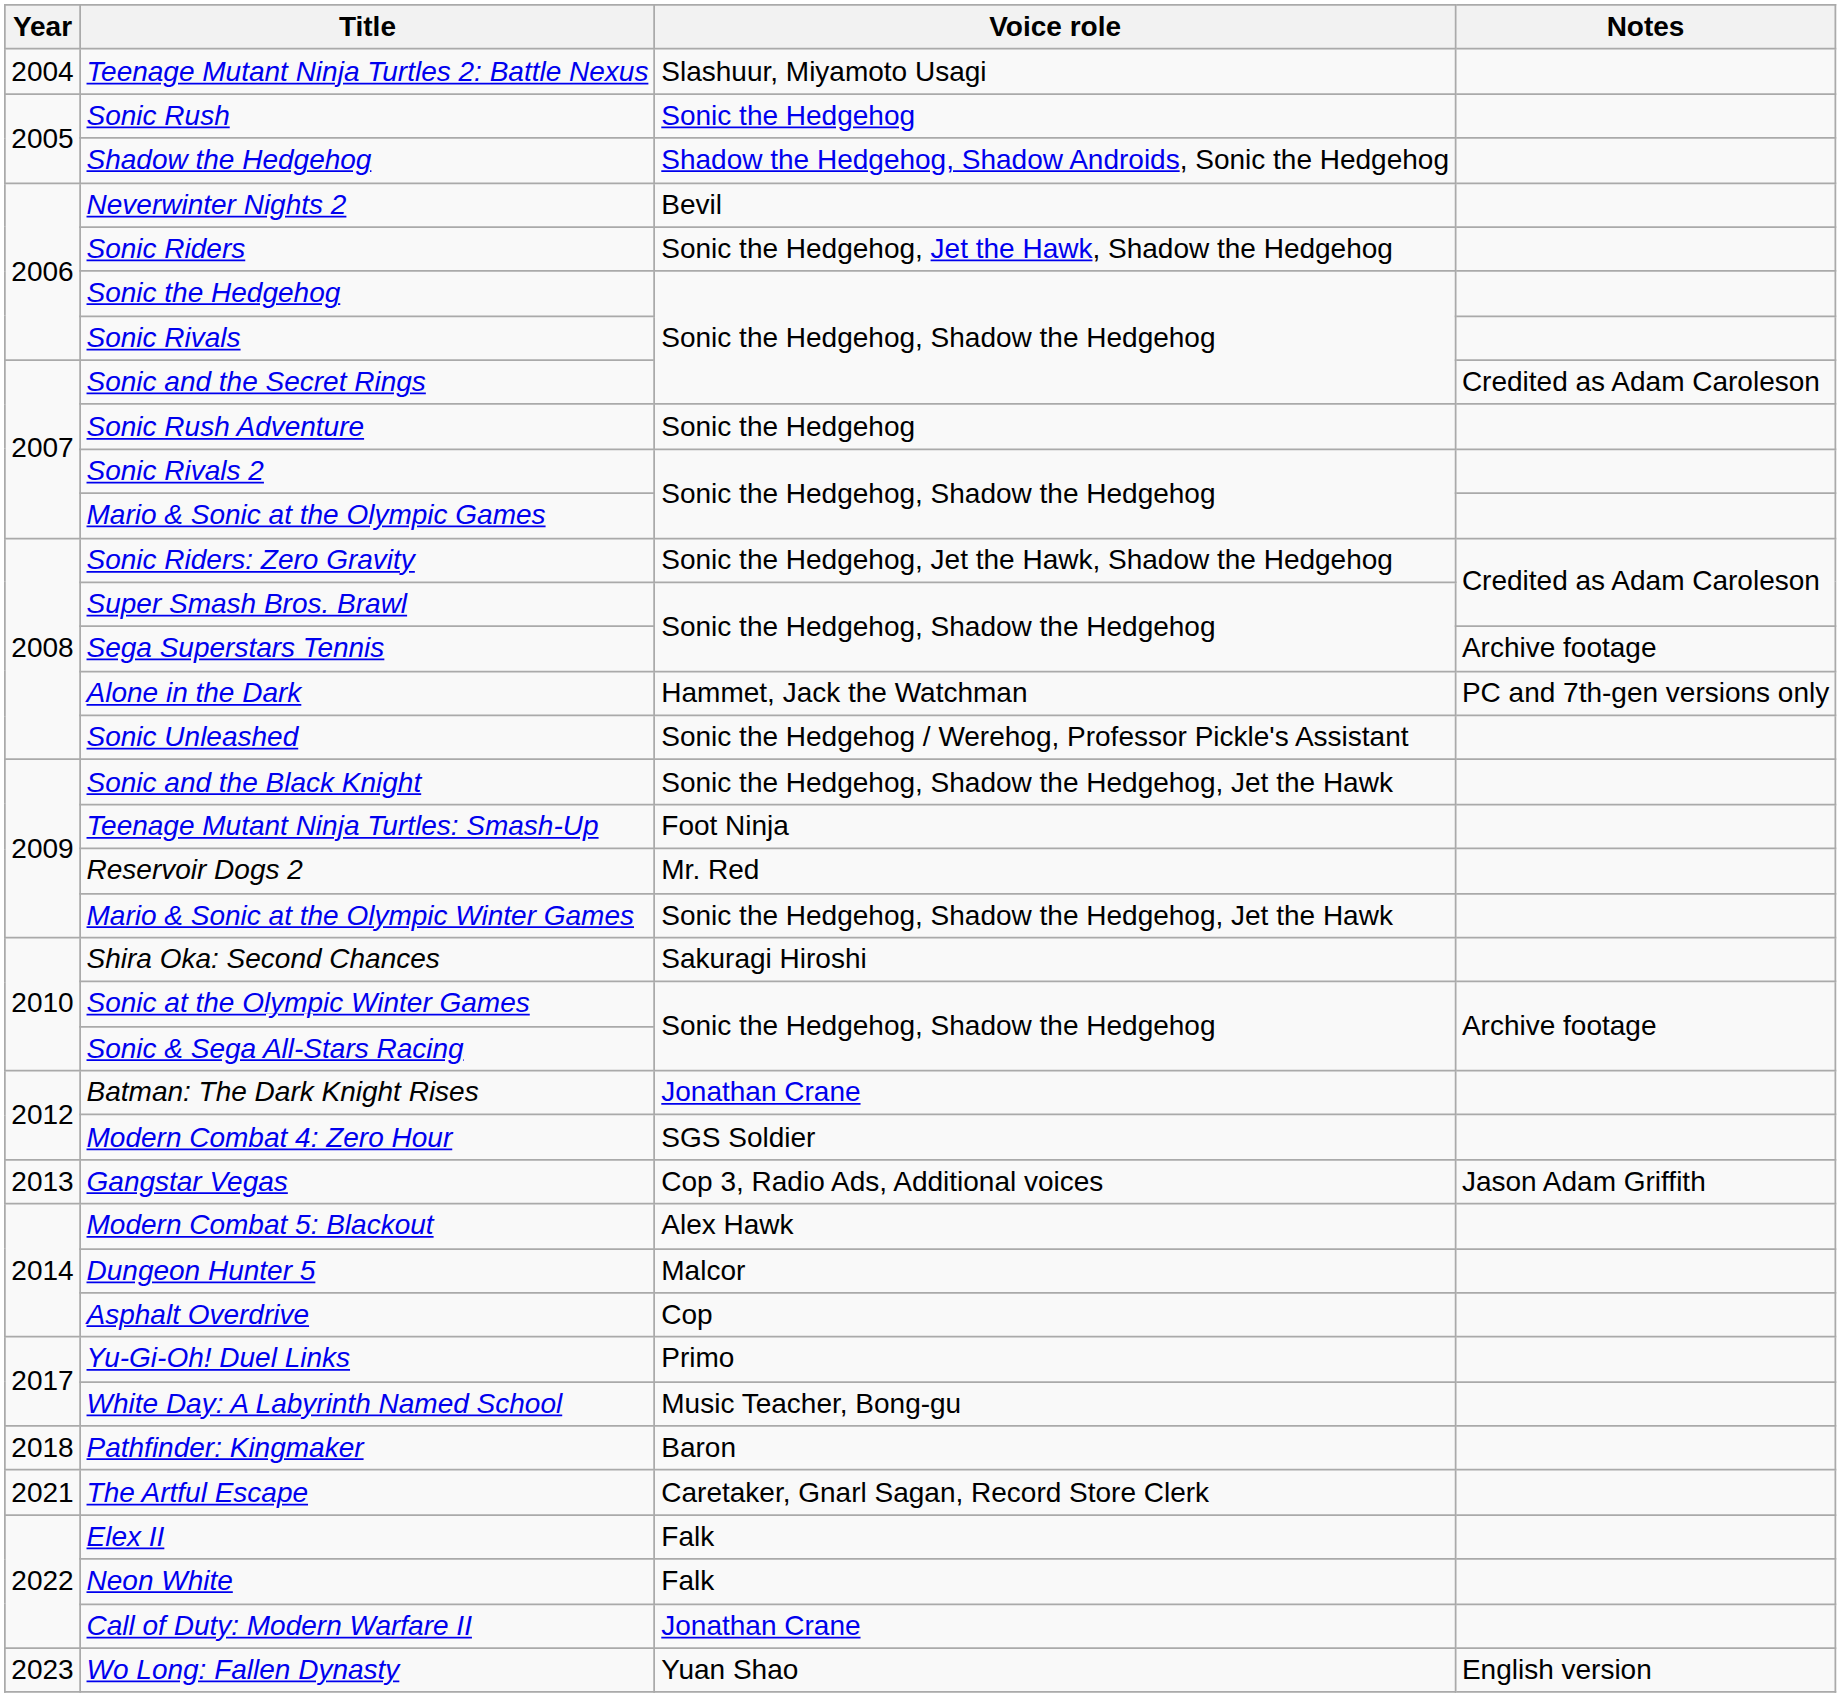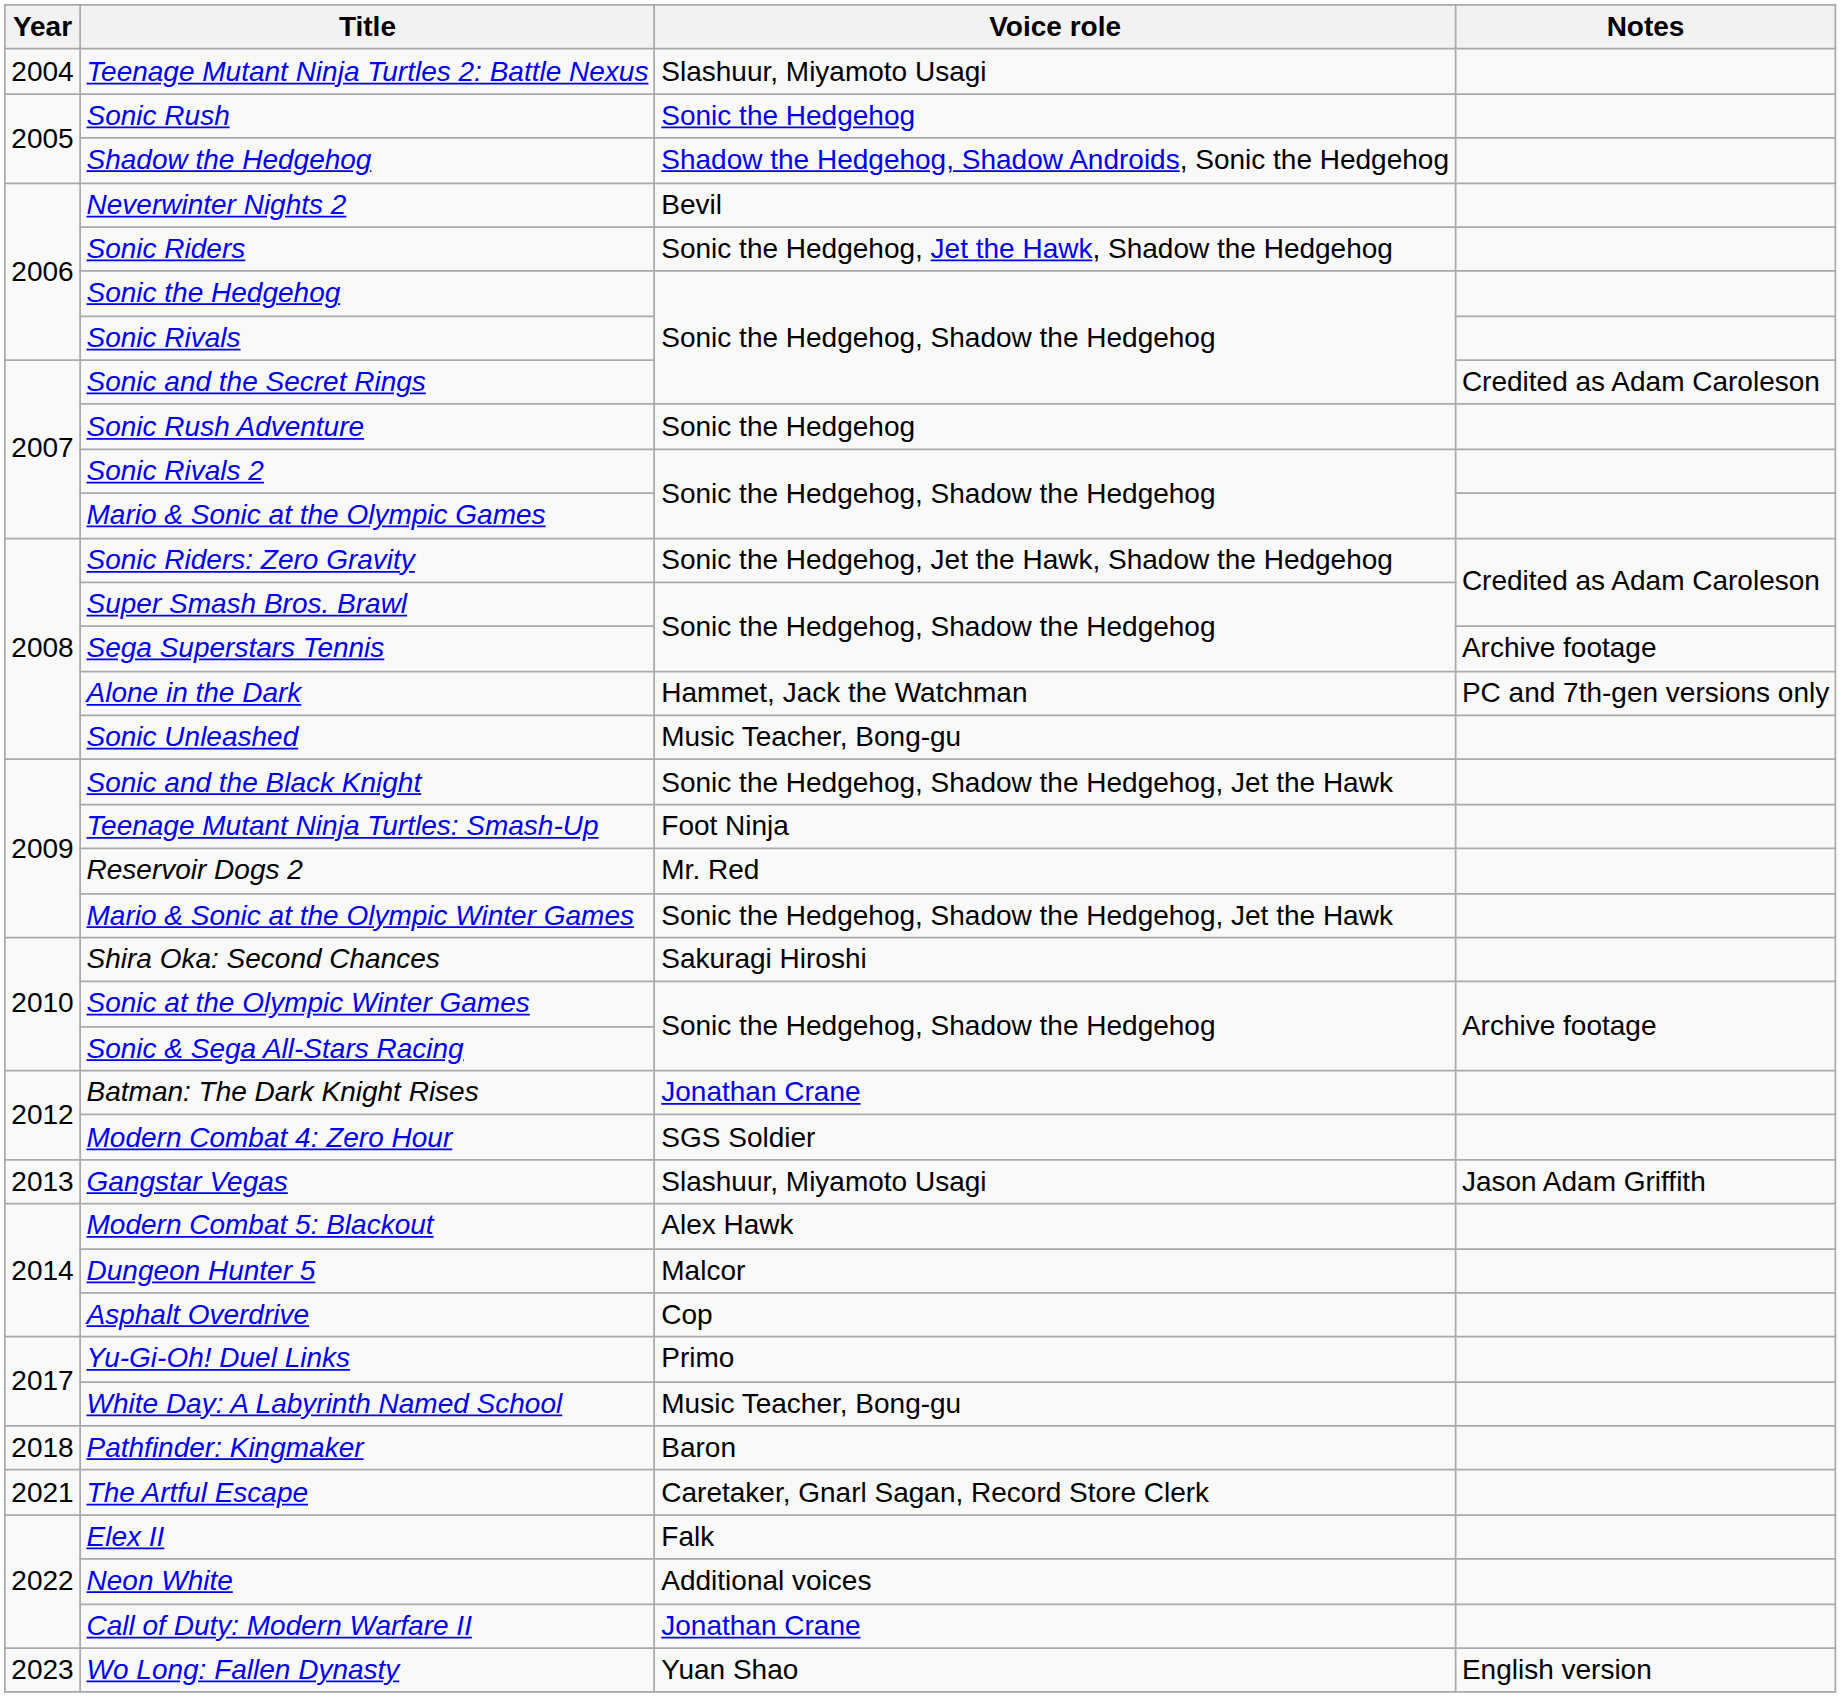(1035, 737) Sonic the Hedgehog / Werehog, Professor Pickle's Assistant -> (811, 737) Music Teacher, Bong-gu
(882, 1181) Cop 3, Radio Ads, Additional voices -> (824, 1181) Slashuur, Miyamoto Usagi
(688, 1580) Falk -> (766, 1580) Additional voices
